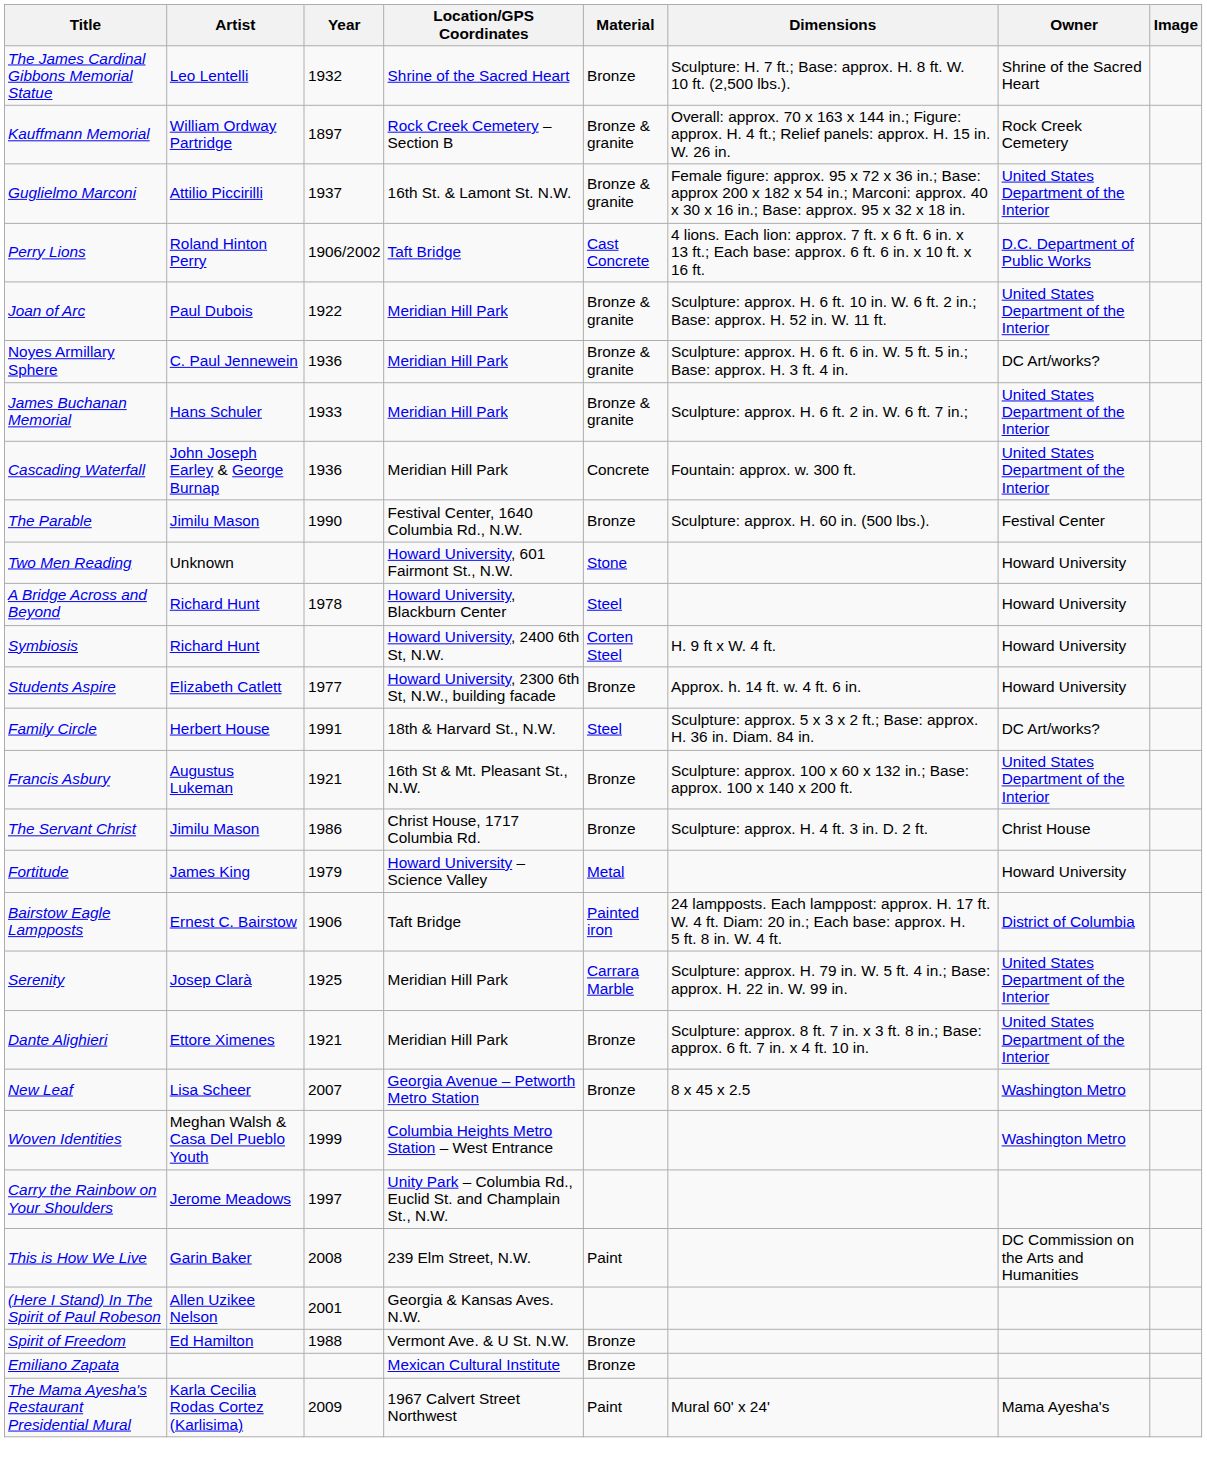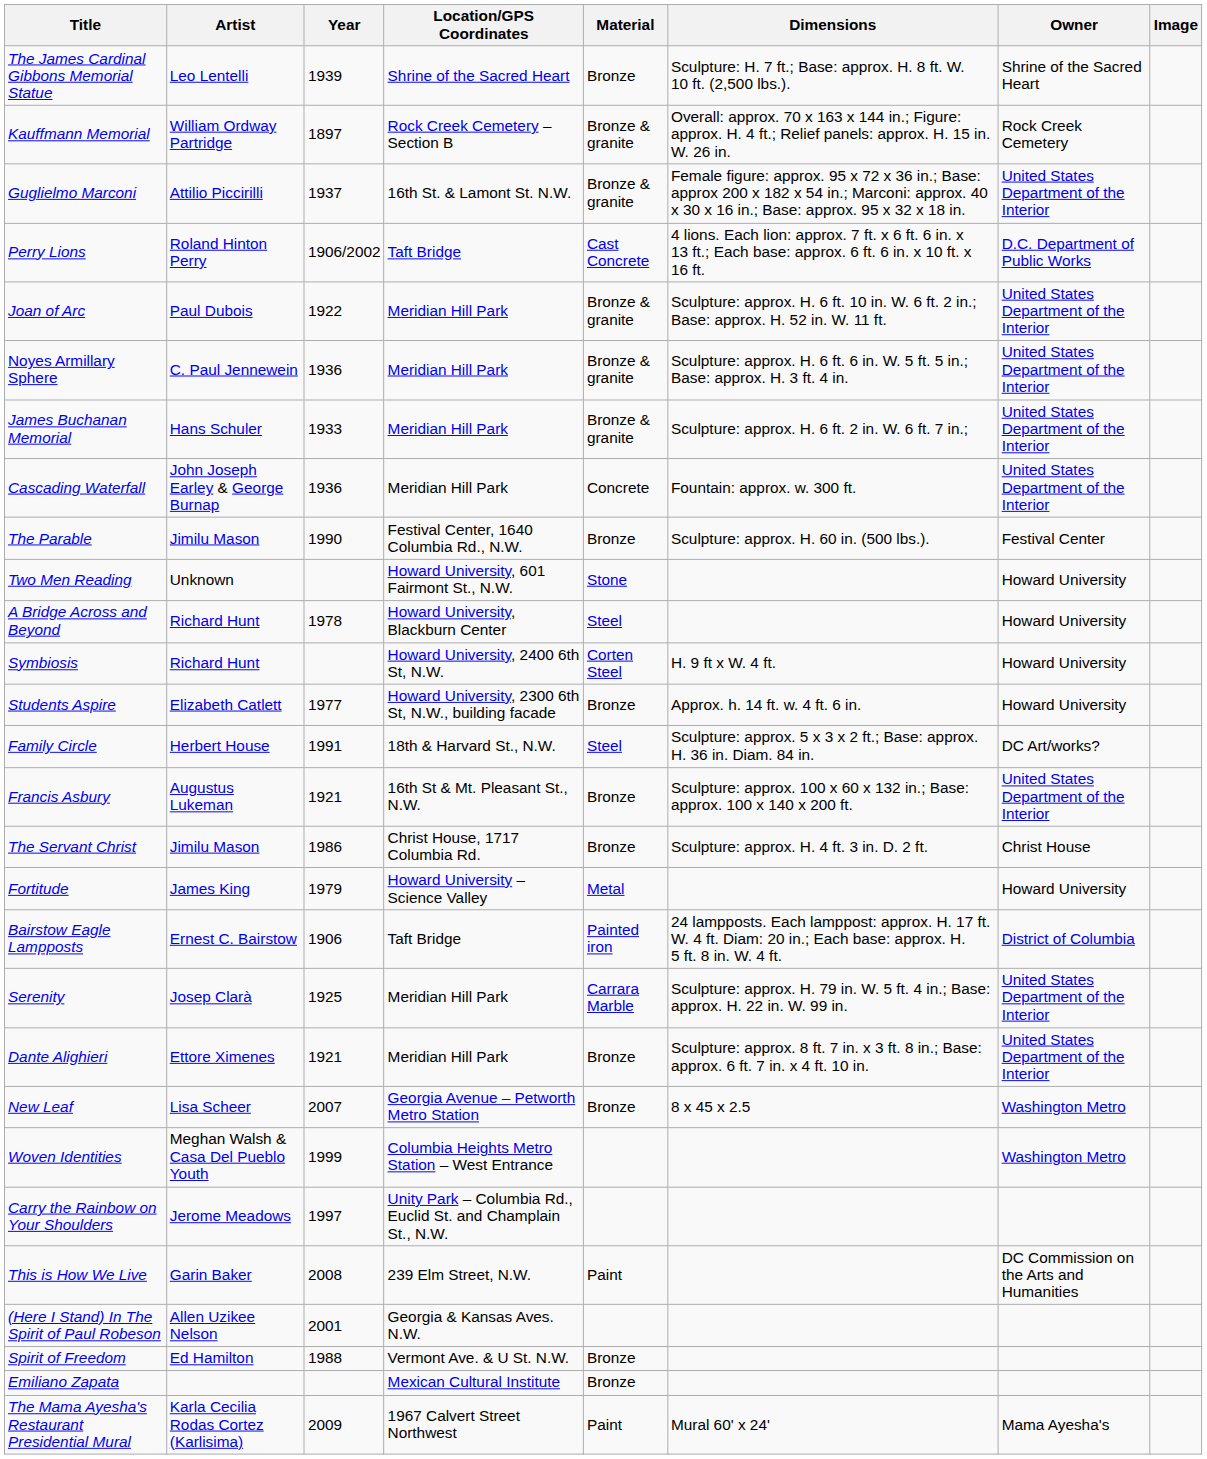(325, 75) 1932 -> (325, 75) 1939
(1051, 361) DC Art/works? -> (1063, 370) United States Department of the Interior
